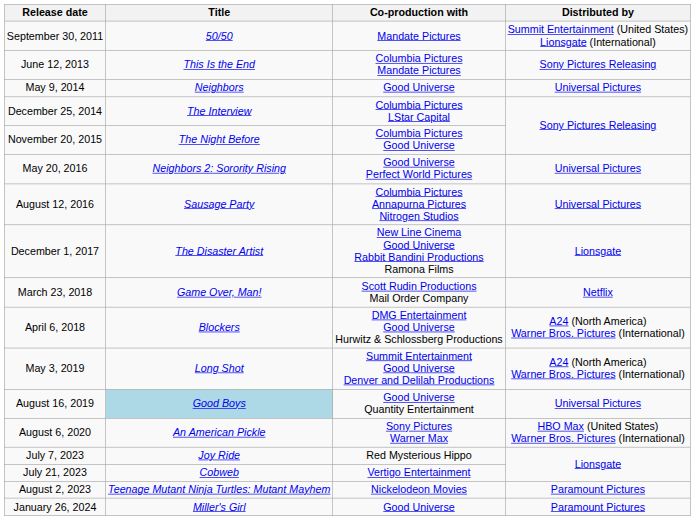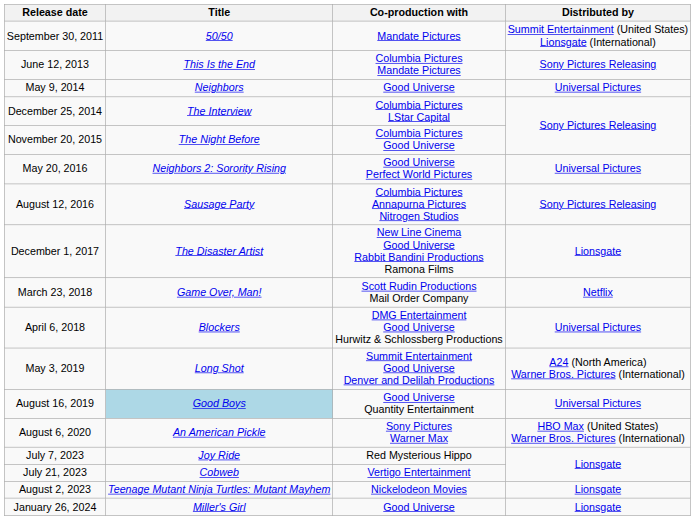(598, 204) Universal Pictures -> (598, 204) Sony Pictures Releasing
(598, 327) A24 (North America) Warner Bros. Pictures (International) -> (598, 327) Universal Pictures
(598, 490) Paramount Pictures -> (598, 490) Lionsgate
(598, 507) Paramount Pictures -> (598, 507) Lionsgate
